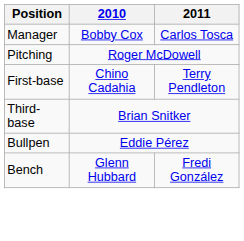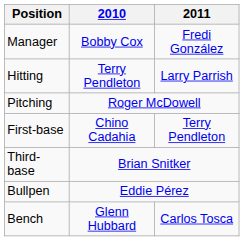(197, 34) Carlos Tosca -> (197, 41) Fredi González
+ row: (25, 75)
(197, 170) Fredi González -> (197, 218) Carlos Tosca
